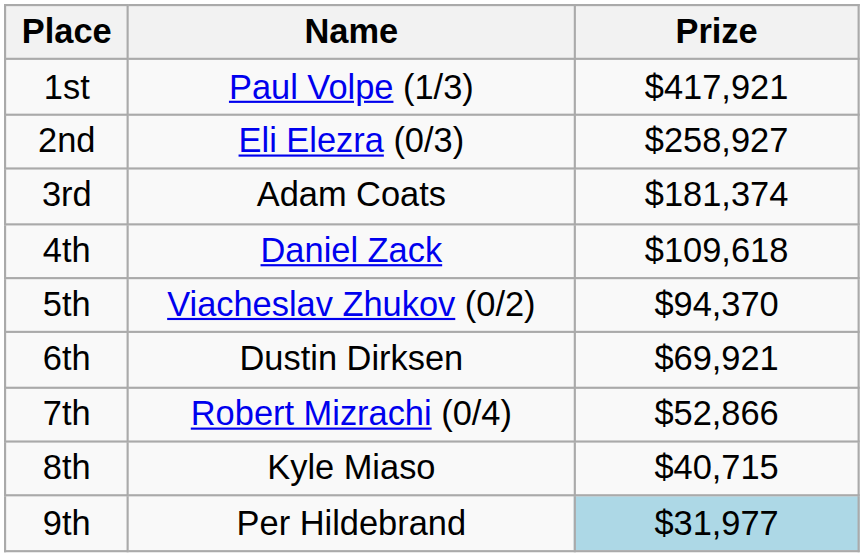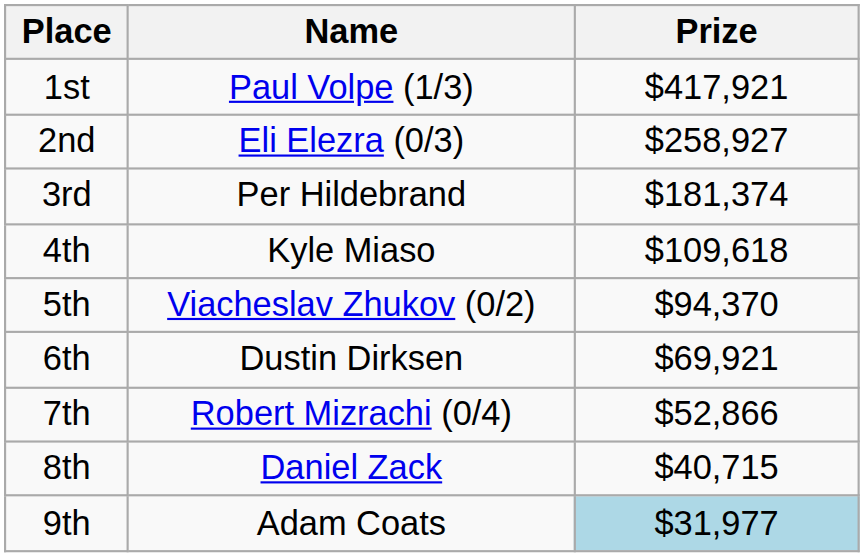(351, 195) Adam Coats -> (351, 195) Per Hildebrand
(351, 250) Daniel Zack -> (351, 250) Kyle Miaso
(351, 468) Kyle Miaso -> (351, 468) Daniel Zack
(351, 522) Per Hildebrand -> (351, 522) Adam Coats
